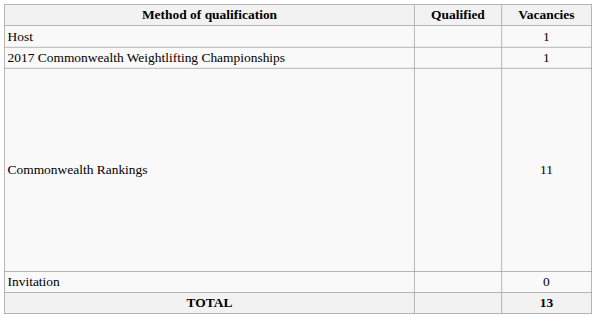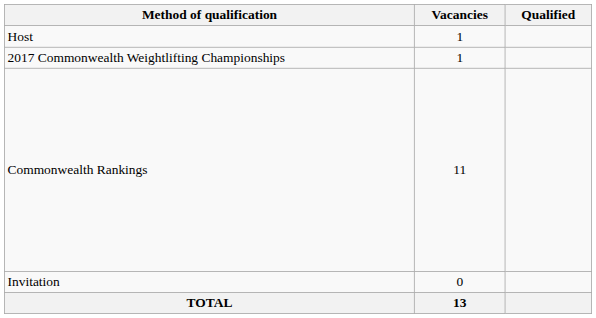columns swapped: (546, 15) <-> (458, 15)
